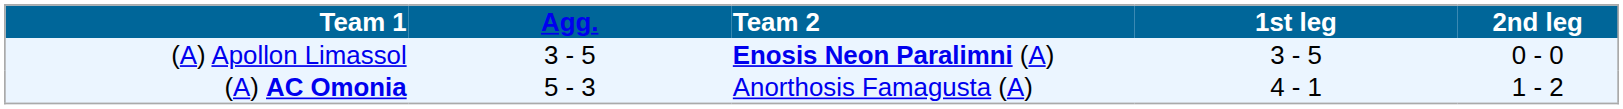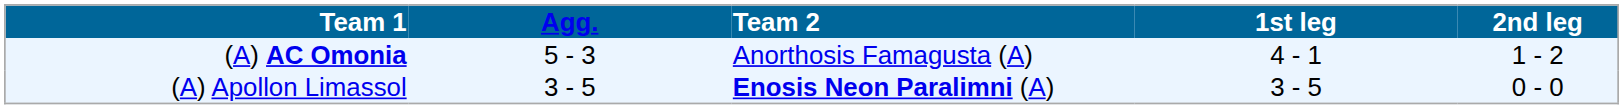rows swapped: (289, 54) <-> (316, 86)
